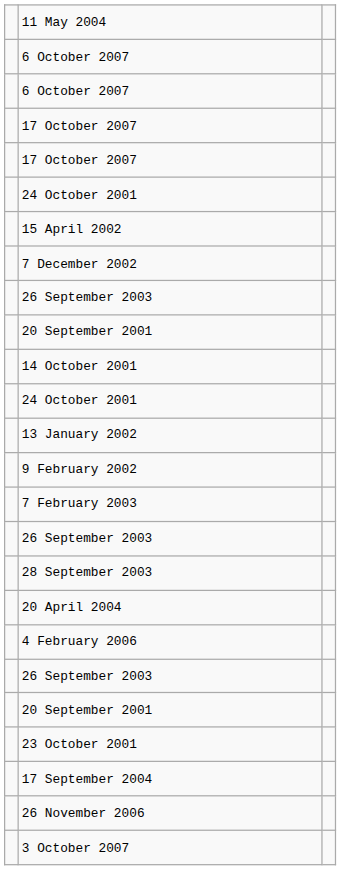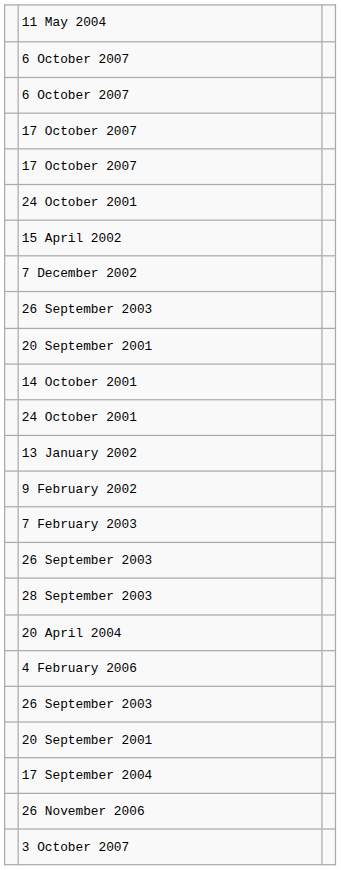- row: (12, 745)
